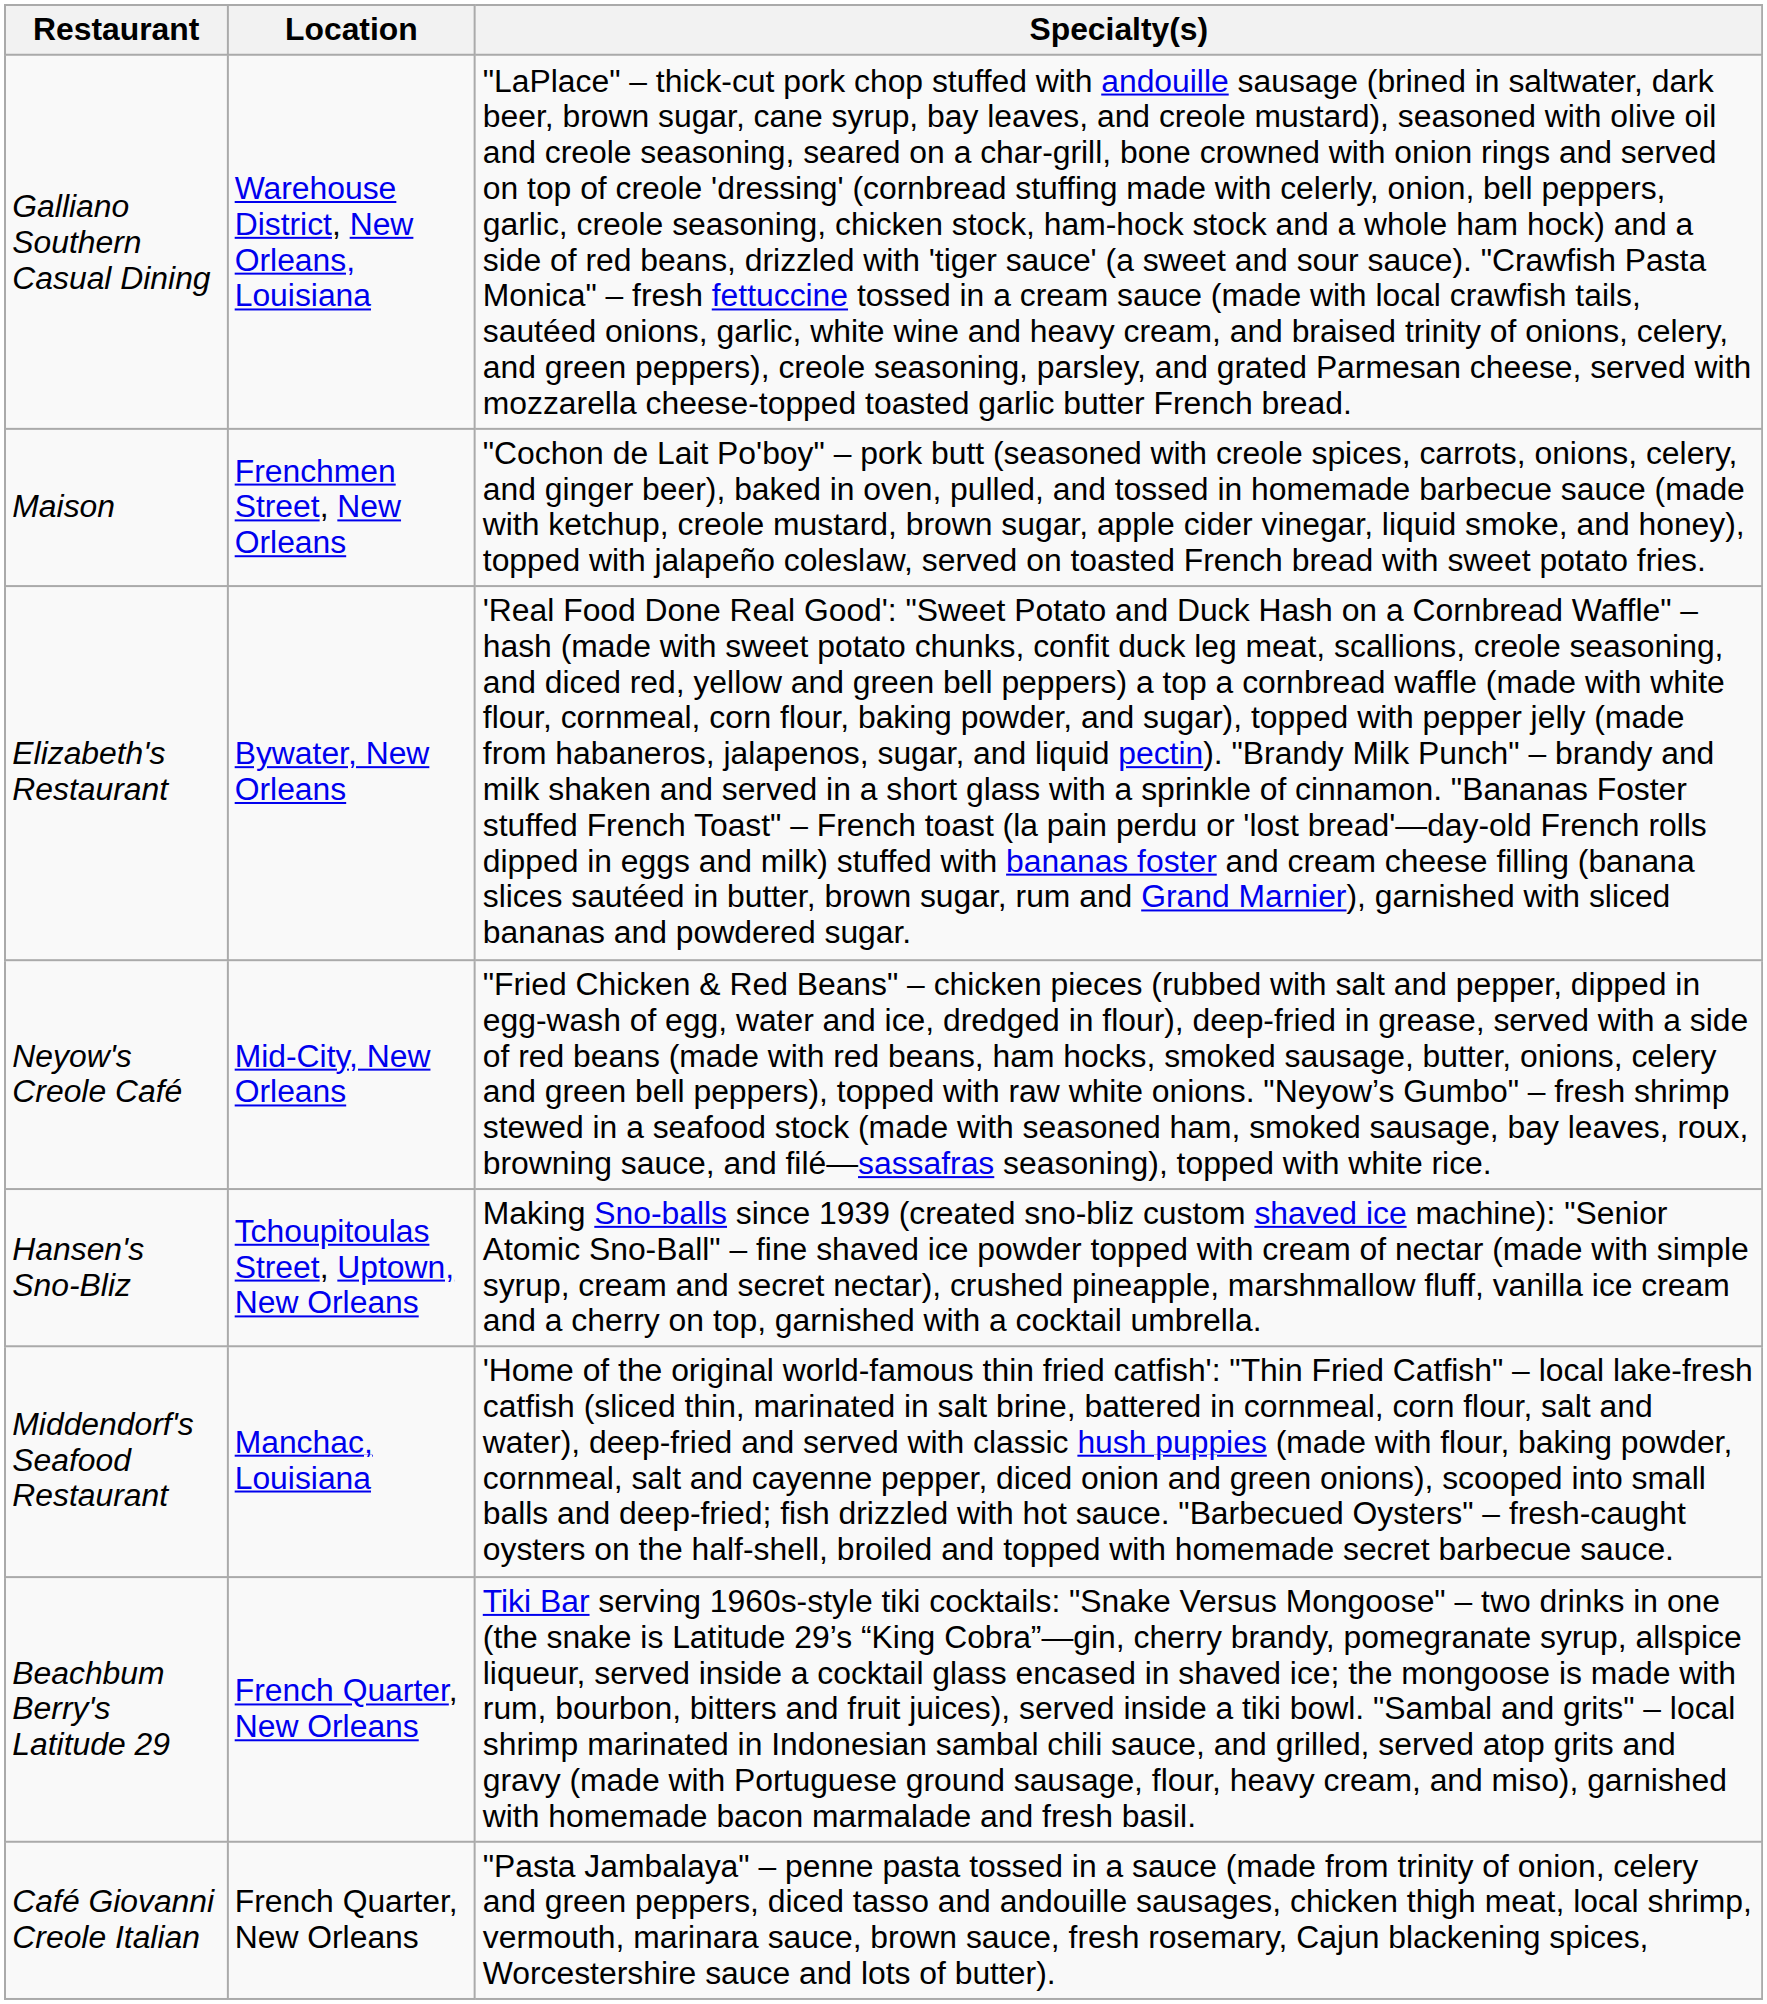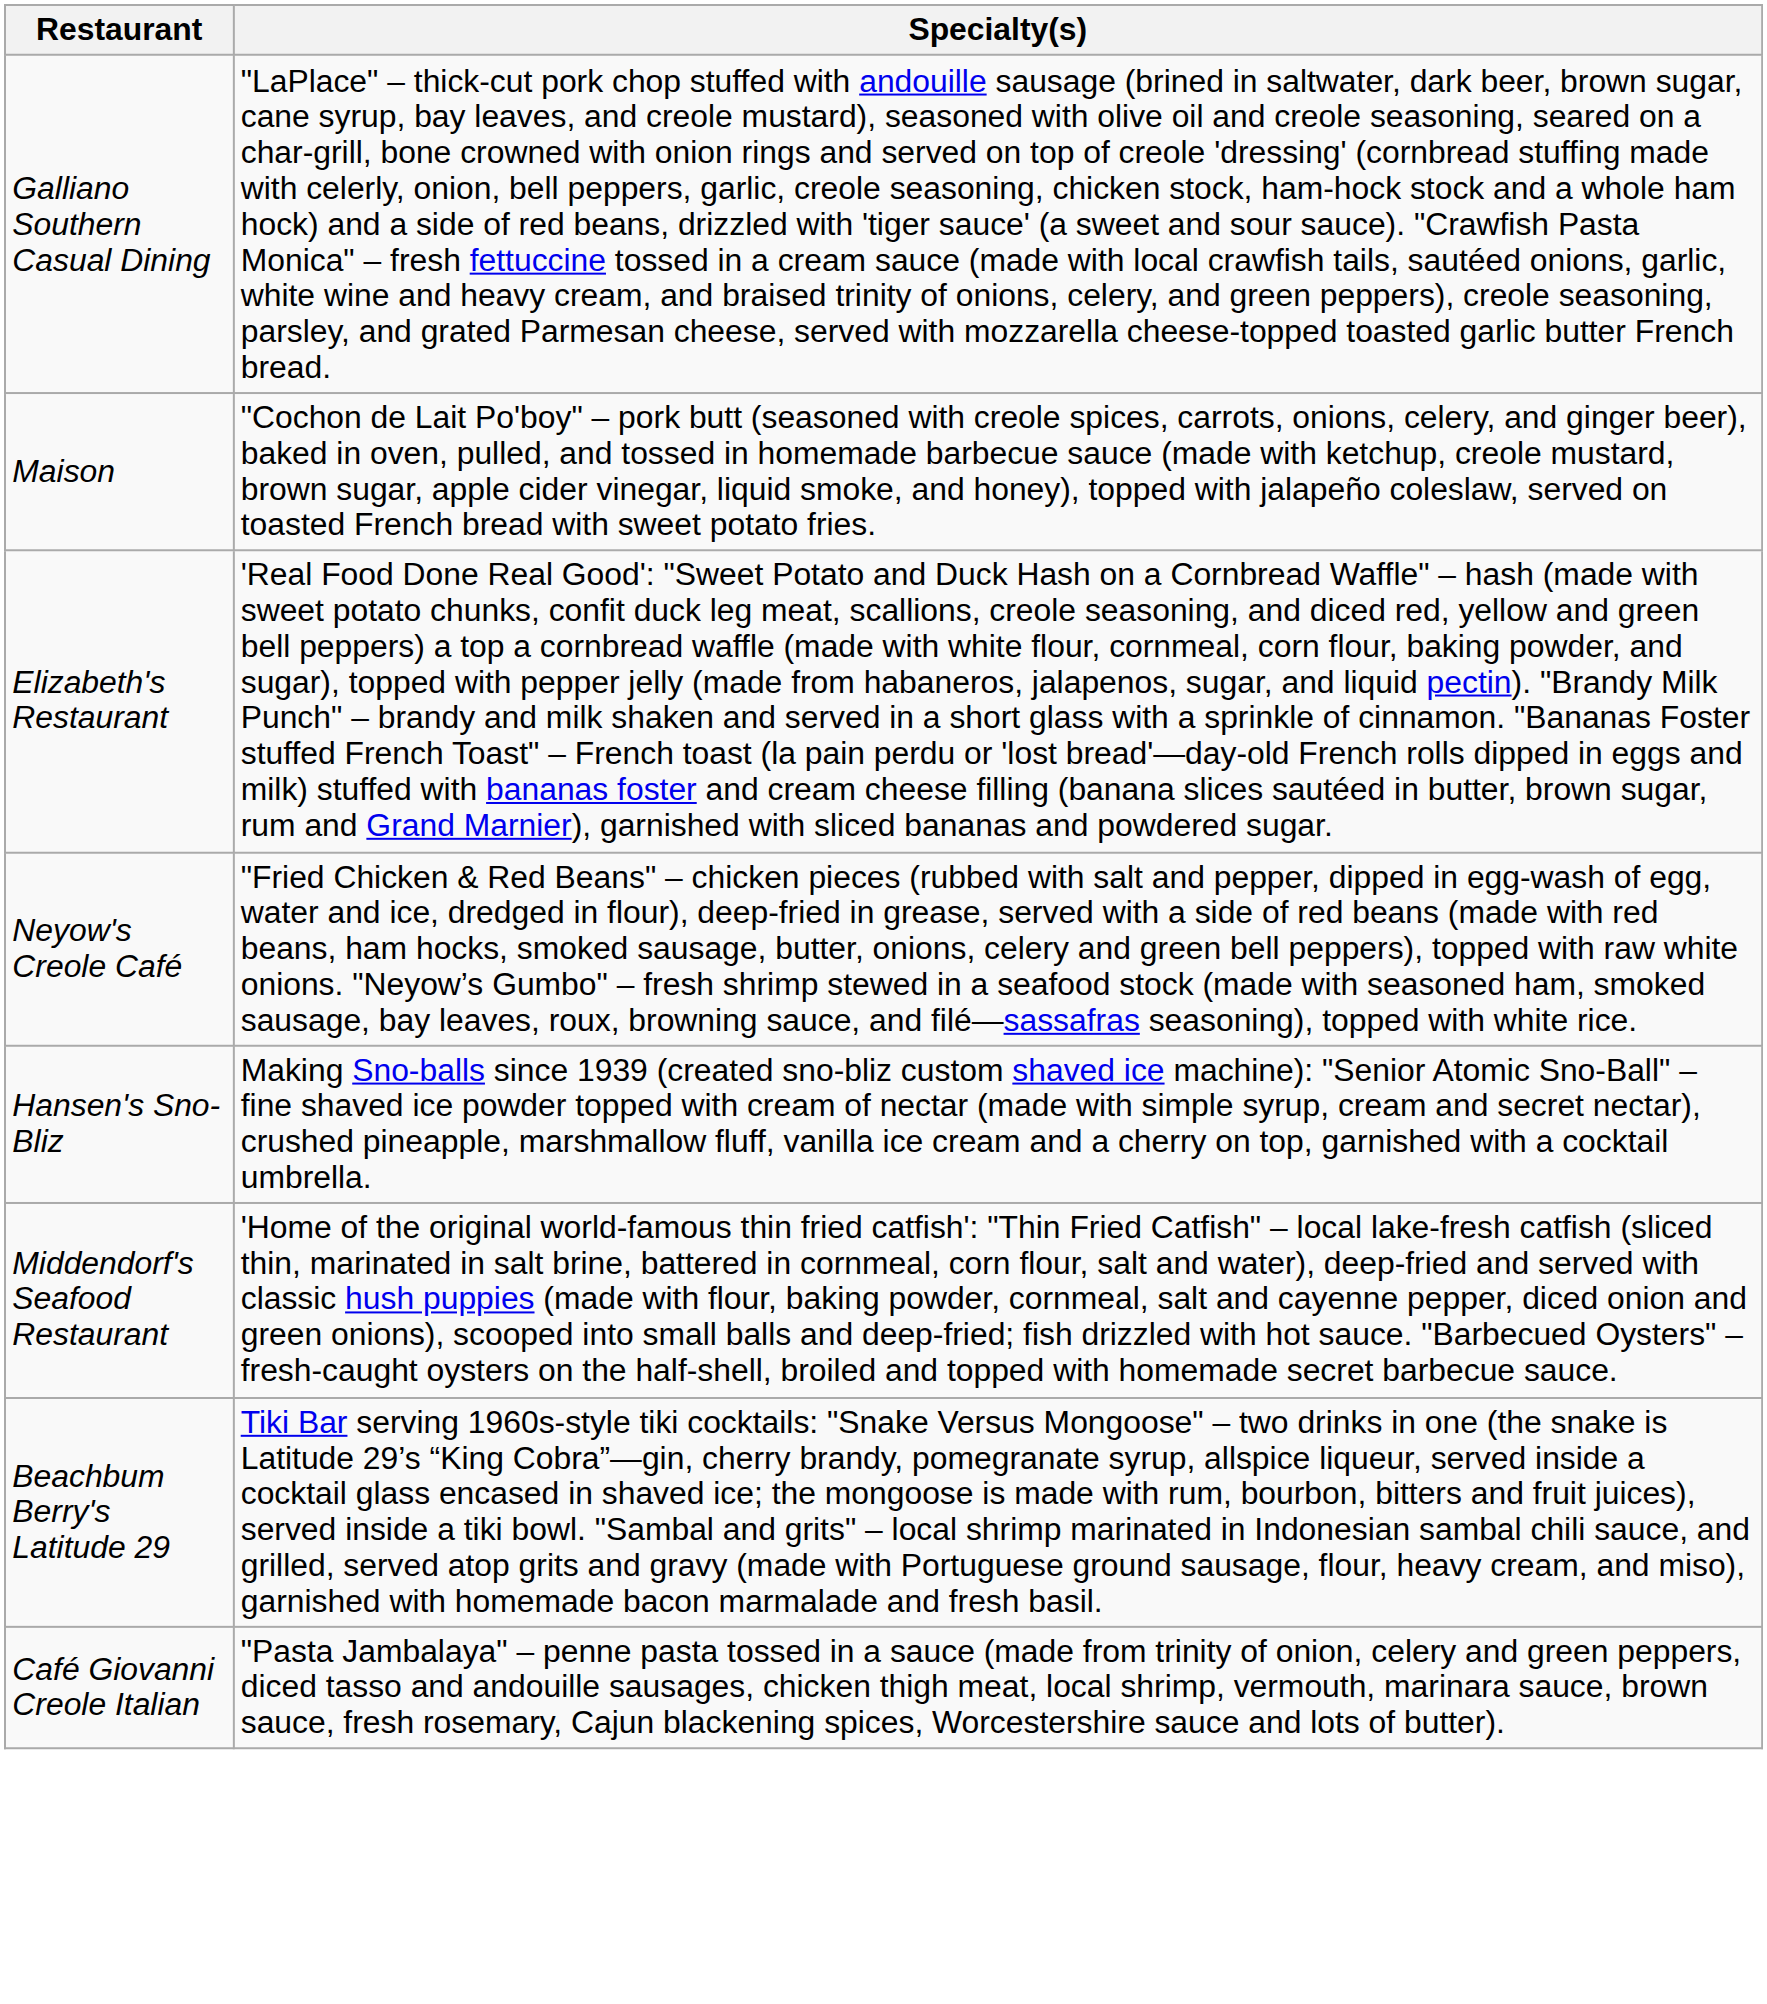- column: (351, 29)
